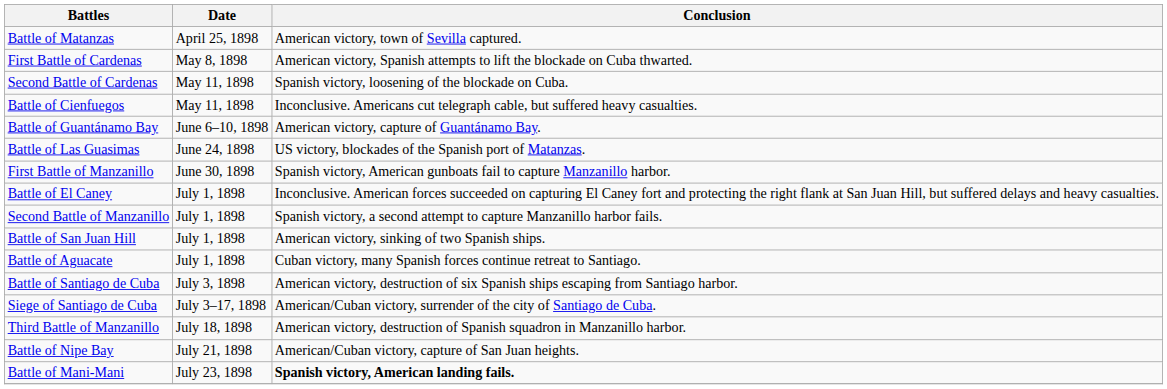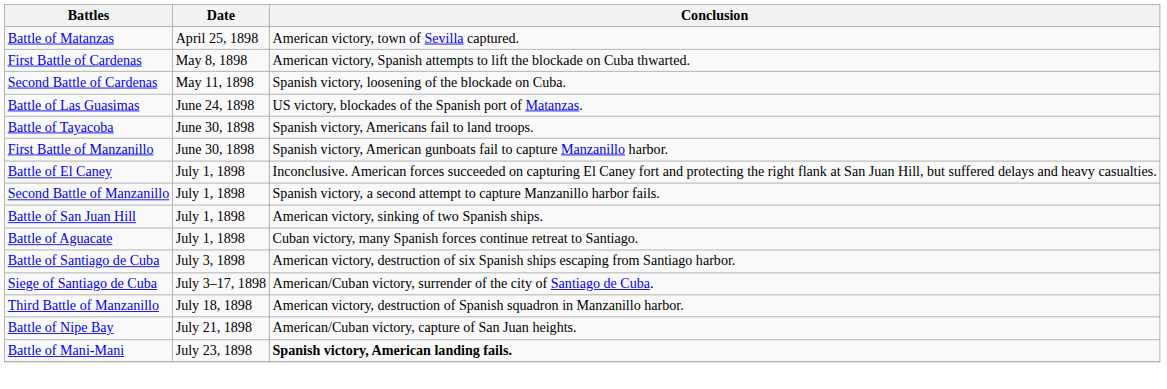- row: (66, 104)
- row: (83, 127)
+ row: (61, 127)
